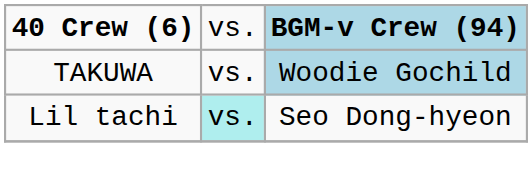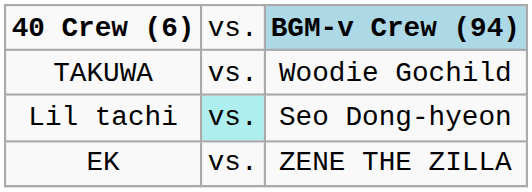(395, 73) lightblue background -> (395, 73) no background
+ row: (103, 163)
